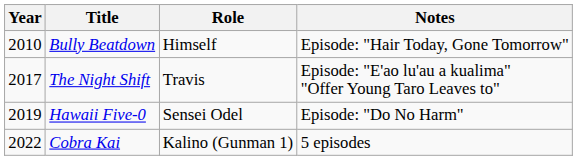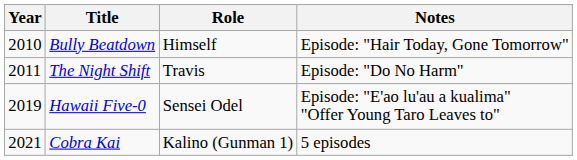(25, 79) 2017 -> (25, 70) 2011
(406, 79) Episode: "E'ao lu'au a kualima" "Offer Young Taro Leaves to" -> (382, 70) Episode: "Do No Harm"
(382, 115) Episode: "Do No Harm" -> (406, 106) Episode: "E'ao lu'au a kualima" "Offer Young Taro Leaves to"
(25, 141) 2022 -> (25, 141) 2021
